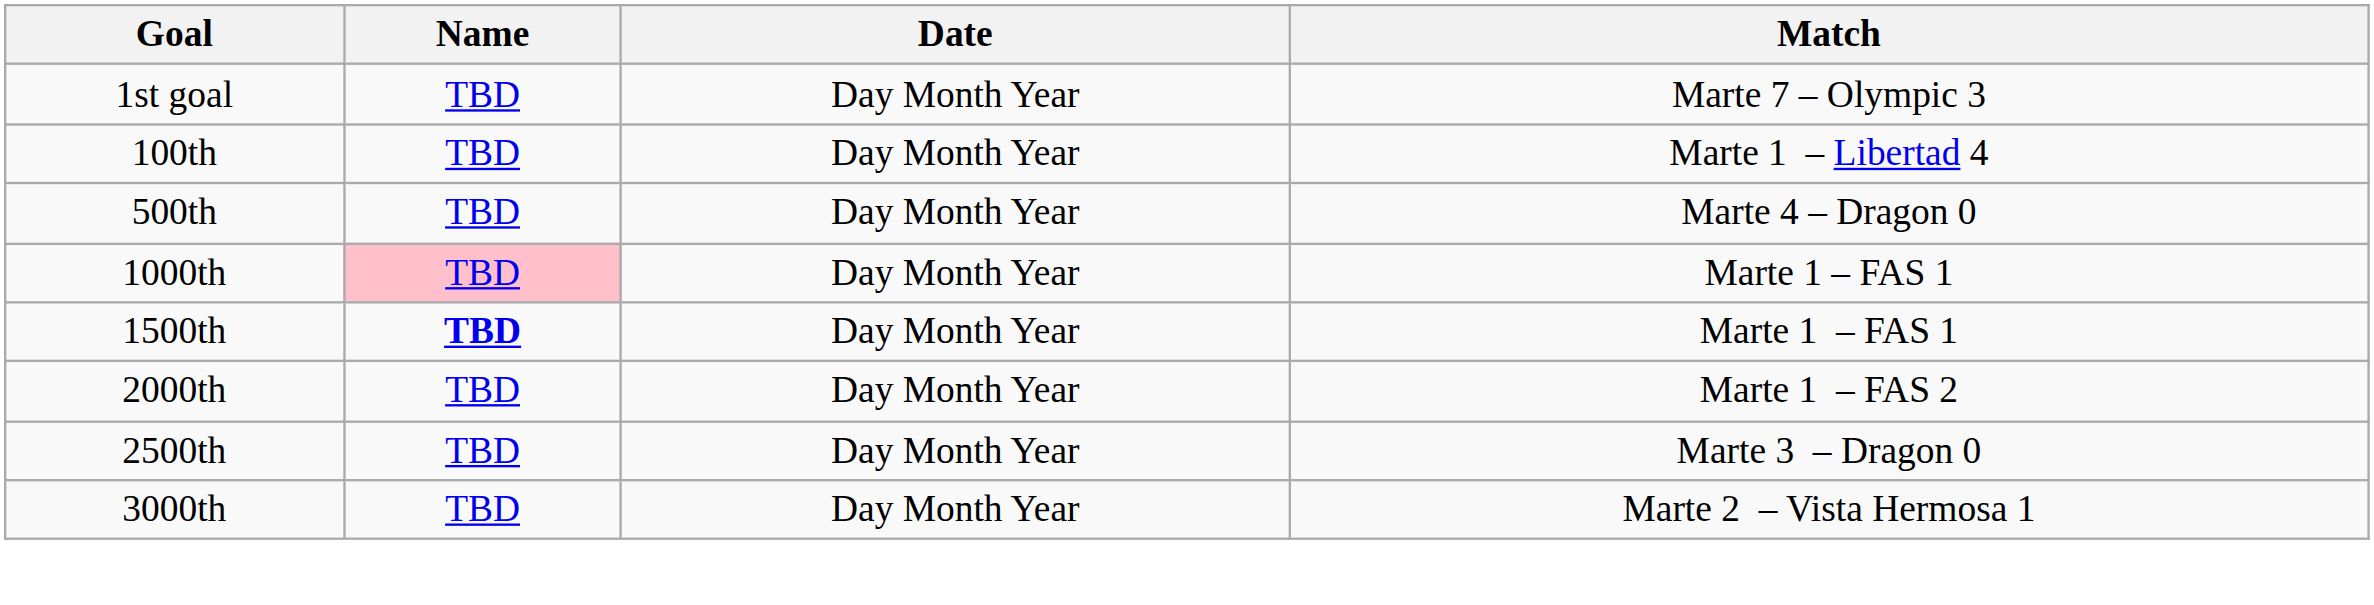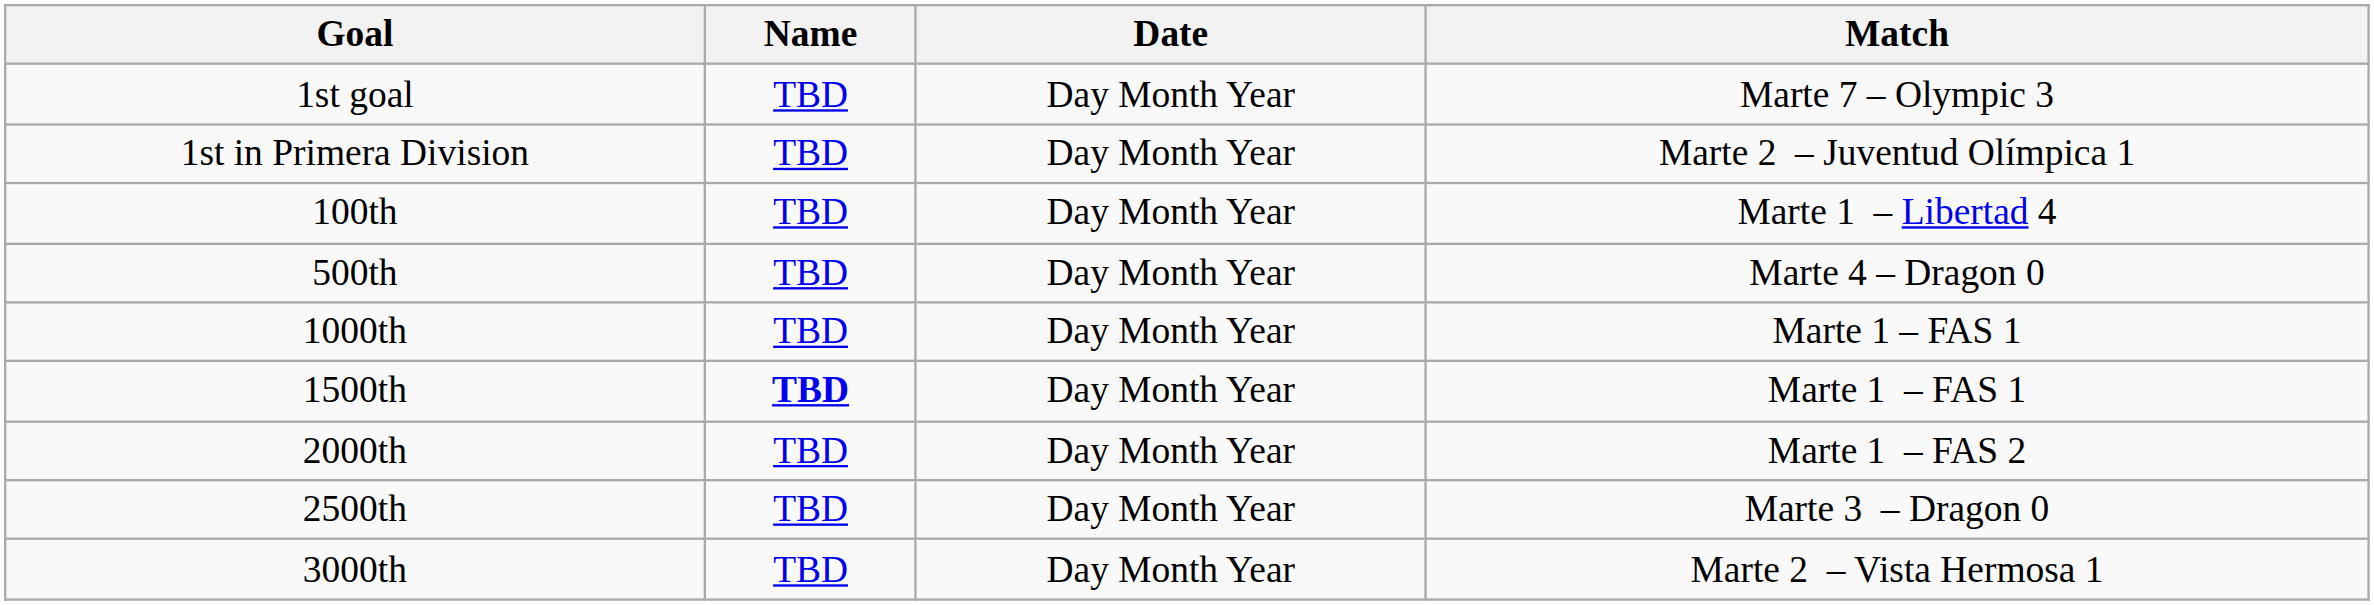+ row: (355, 152)
(483, 271) pink background -> (811, 331) no background
